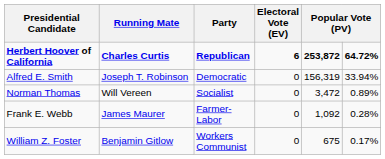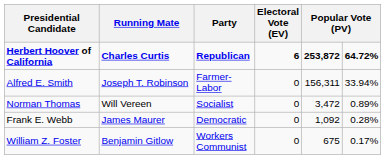(221, 77) Democratic -> (214, 82) Farmer-Labor
(322, 77) 156,319 -> (322, 82) 156,311
(214, 114) Farmer-Labor -> (221, 119) Democratic
